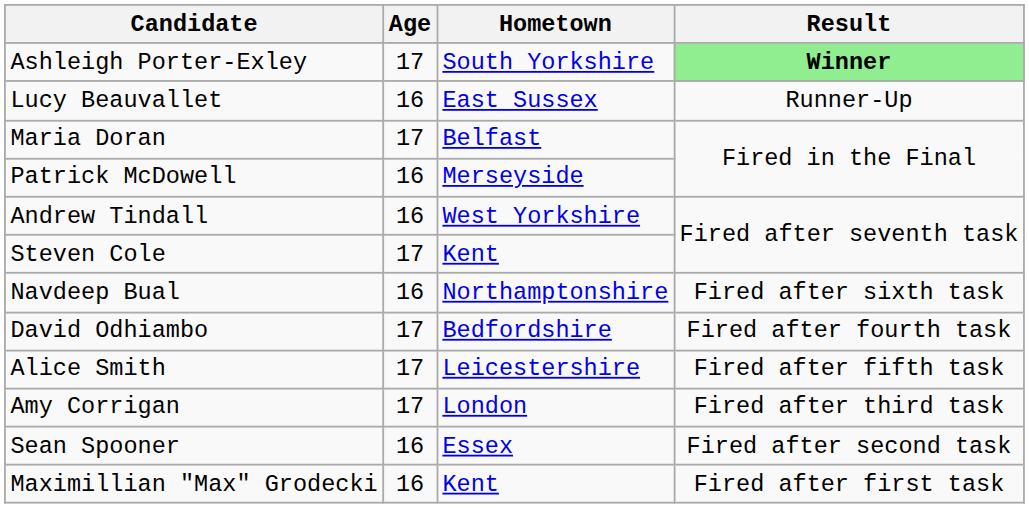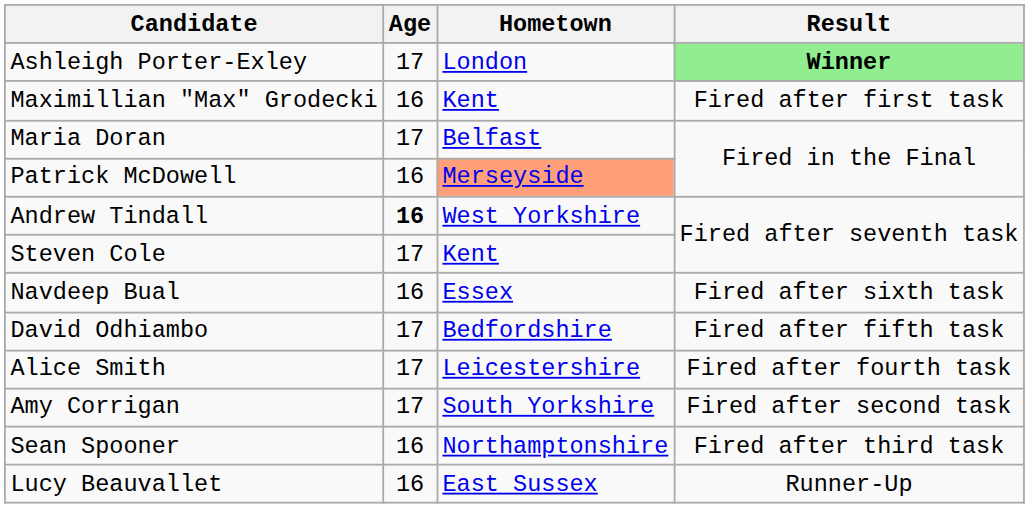(548, 62) South Yorkshire -> (485, 62) London
rows swapped: (116, 101) <-> (194, 484)
(513, 177) no background -> (513, 177) lightsalmon background
(410, 216) normal -> (410, 216) bold
(555, 293) Northamptonshire -> (478, 293) Essex
(849, 331) Fired after fourth task -> (849, 331) Fired after fifth task
(849, 369) Fired after fifth task -> (849, 369) Fired after fourth task
(485, 408) London -> (548, 408) South Yorkshire
(849, 408) Fired after third task -> (849, 408) Fired after second task
(478, 446) Essex -> (555, 446) Northamptonshire
(849, 446) Fired after second task -> (849, 446) Fired after third task
